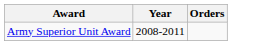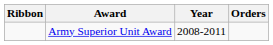+ column: (25, 13)
